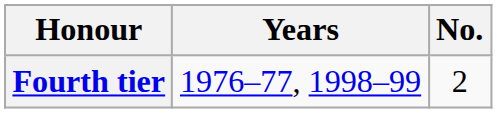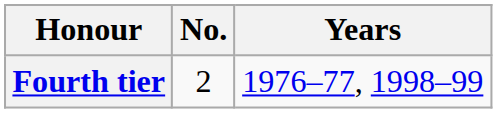columns swapped: (460, 30) <-> (301, 30)
